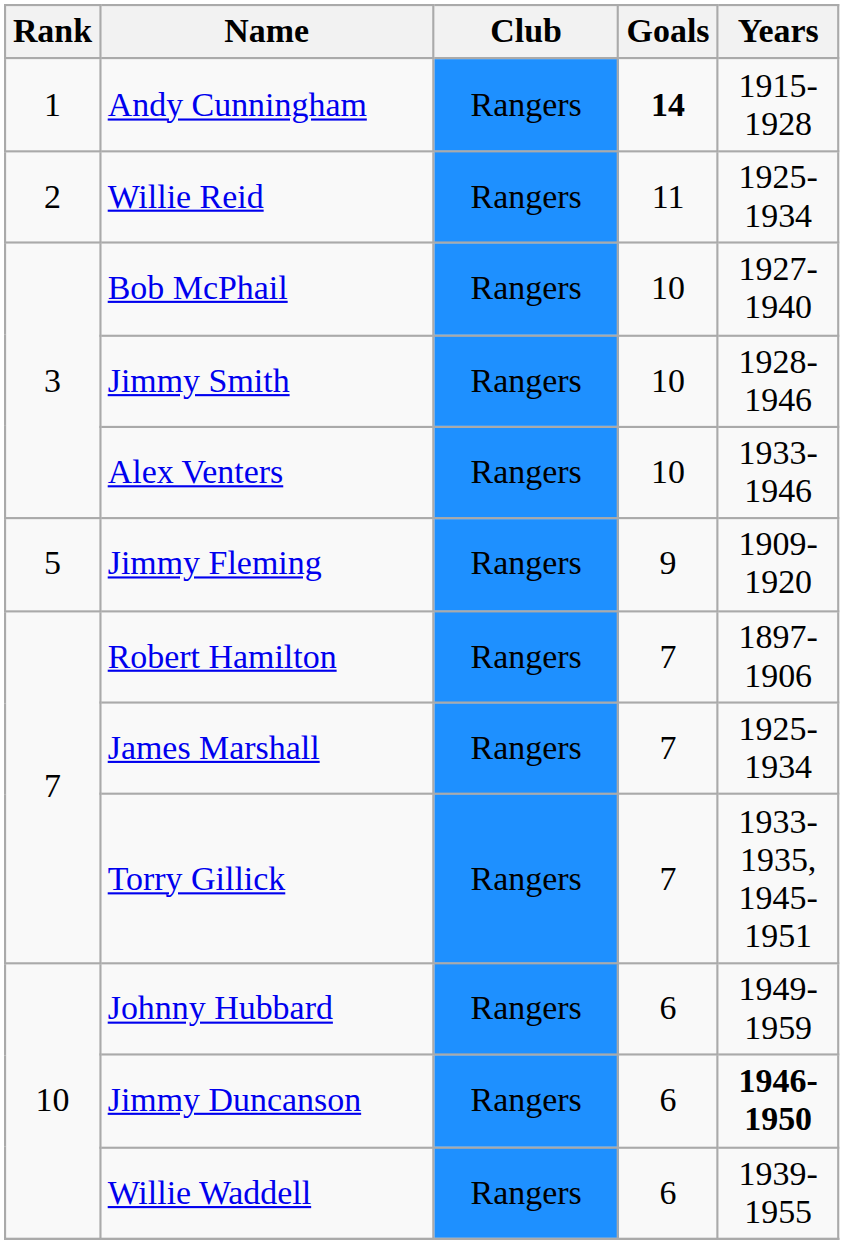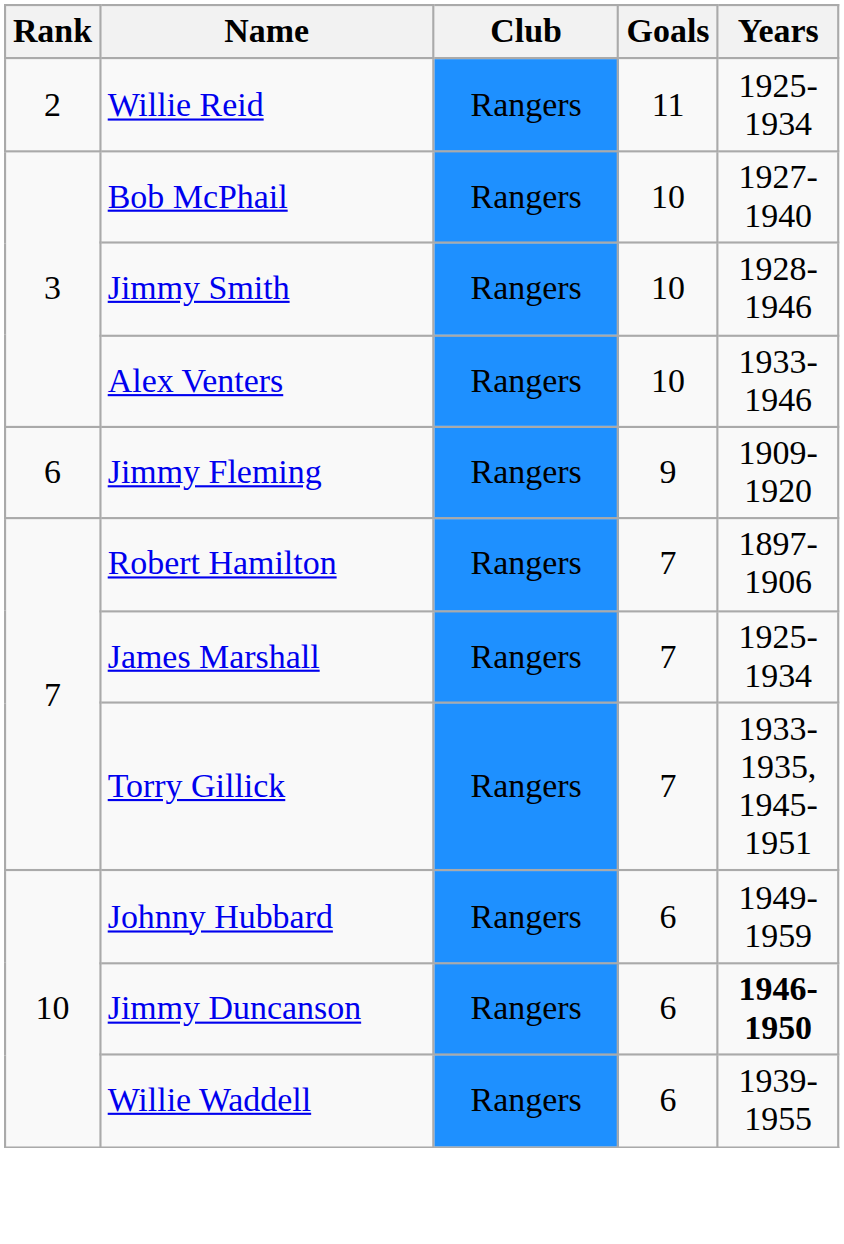- row: (237, 104)
(52, 564) 5 -> (52, 472) 6
